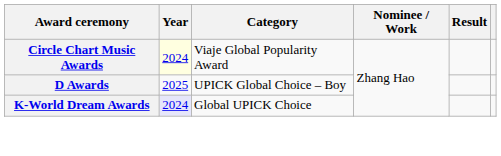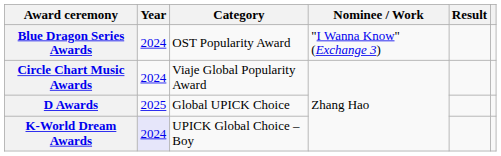+ row: (71, 42)
(175, 57) lightyellow background -> (153, 77) no background
(270, 85) UPICK Global Choice – Boy -> (231, 105) Global UPICK Choice
(253, 105) Global UPICK Choice -> (236, 133) UPICK Global Choice – Boy
